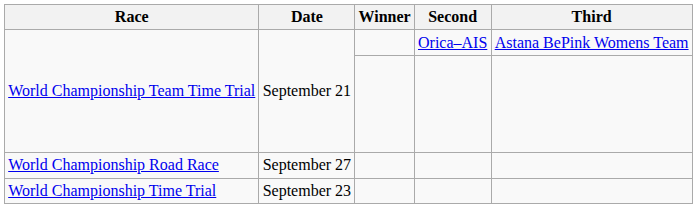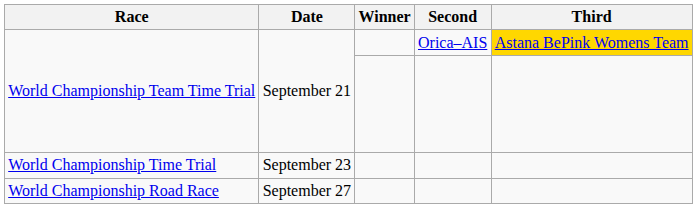(592, 42) no background -> (592, 42) gold background
rows swapped: (112, 190) <-> (114, 165)
